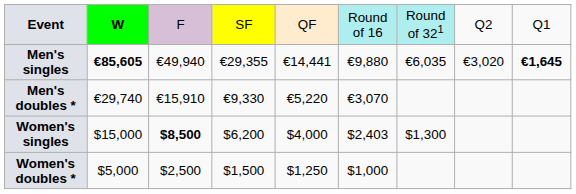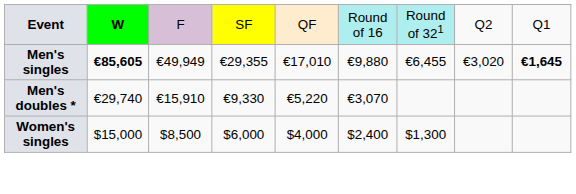(181, 62) €49,940 -> (181, 62) €49,949
(307, 62) €14,441 -> (307, 62) €17,010
(426, 62) €6,035 -> (426, 62) €6,455
(181, 135) bold -> (181, 135) normal
(244, 135) $6,200 -> (244, 135) $6,000
(368, 135) $2,403 -> (368, 135) $2,400
- row: (46, 171)
